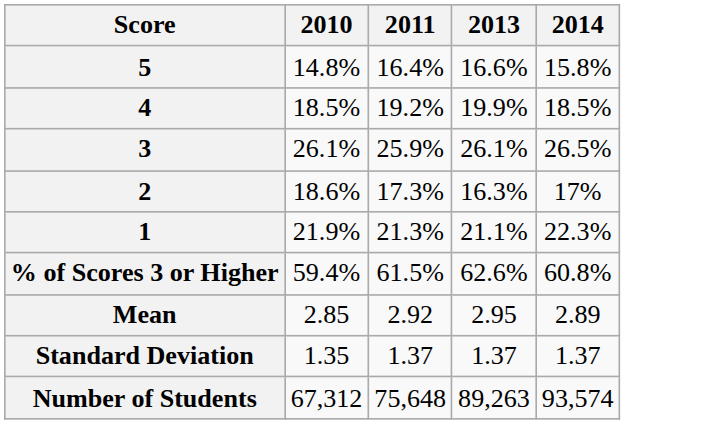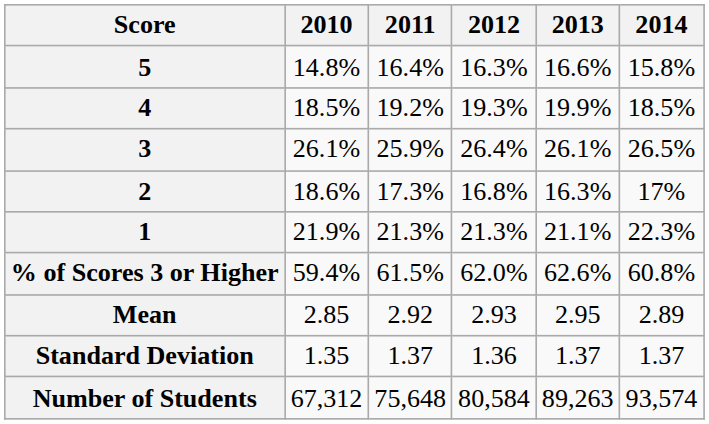+ column: (494, 25)
